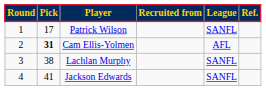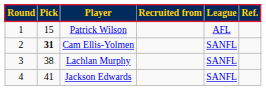(49, 30) 17 -> (49, 30) 15
(222, 30) SANFL -> (222, 30) AFL
(222, 46) AFL -> (222, 46) SANFL
